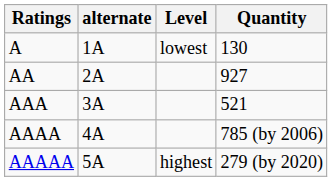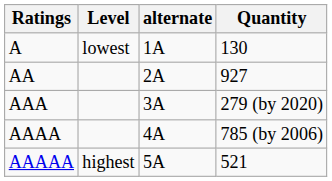columns swapped: (117, 18) <-> (186, 18)
(234, 104) 521 -> (272, 104) 279 (by 2020)
(272, 162) 279 (by 2020) -> (234, 162) 521
